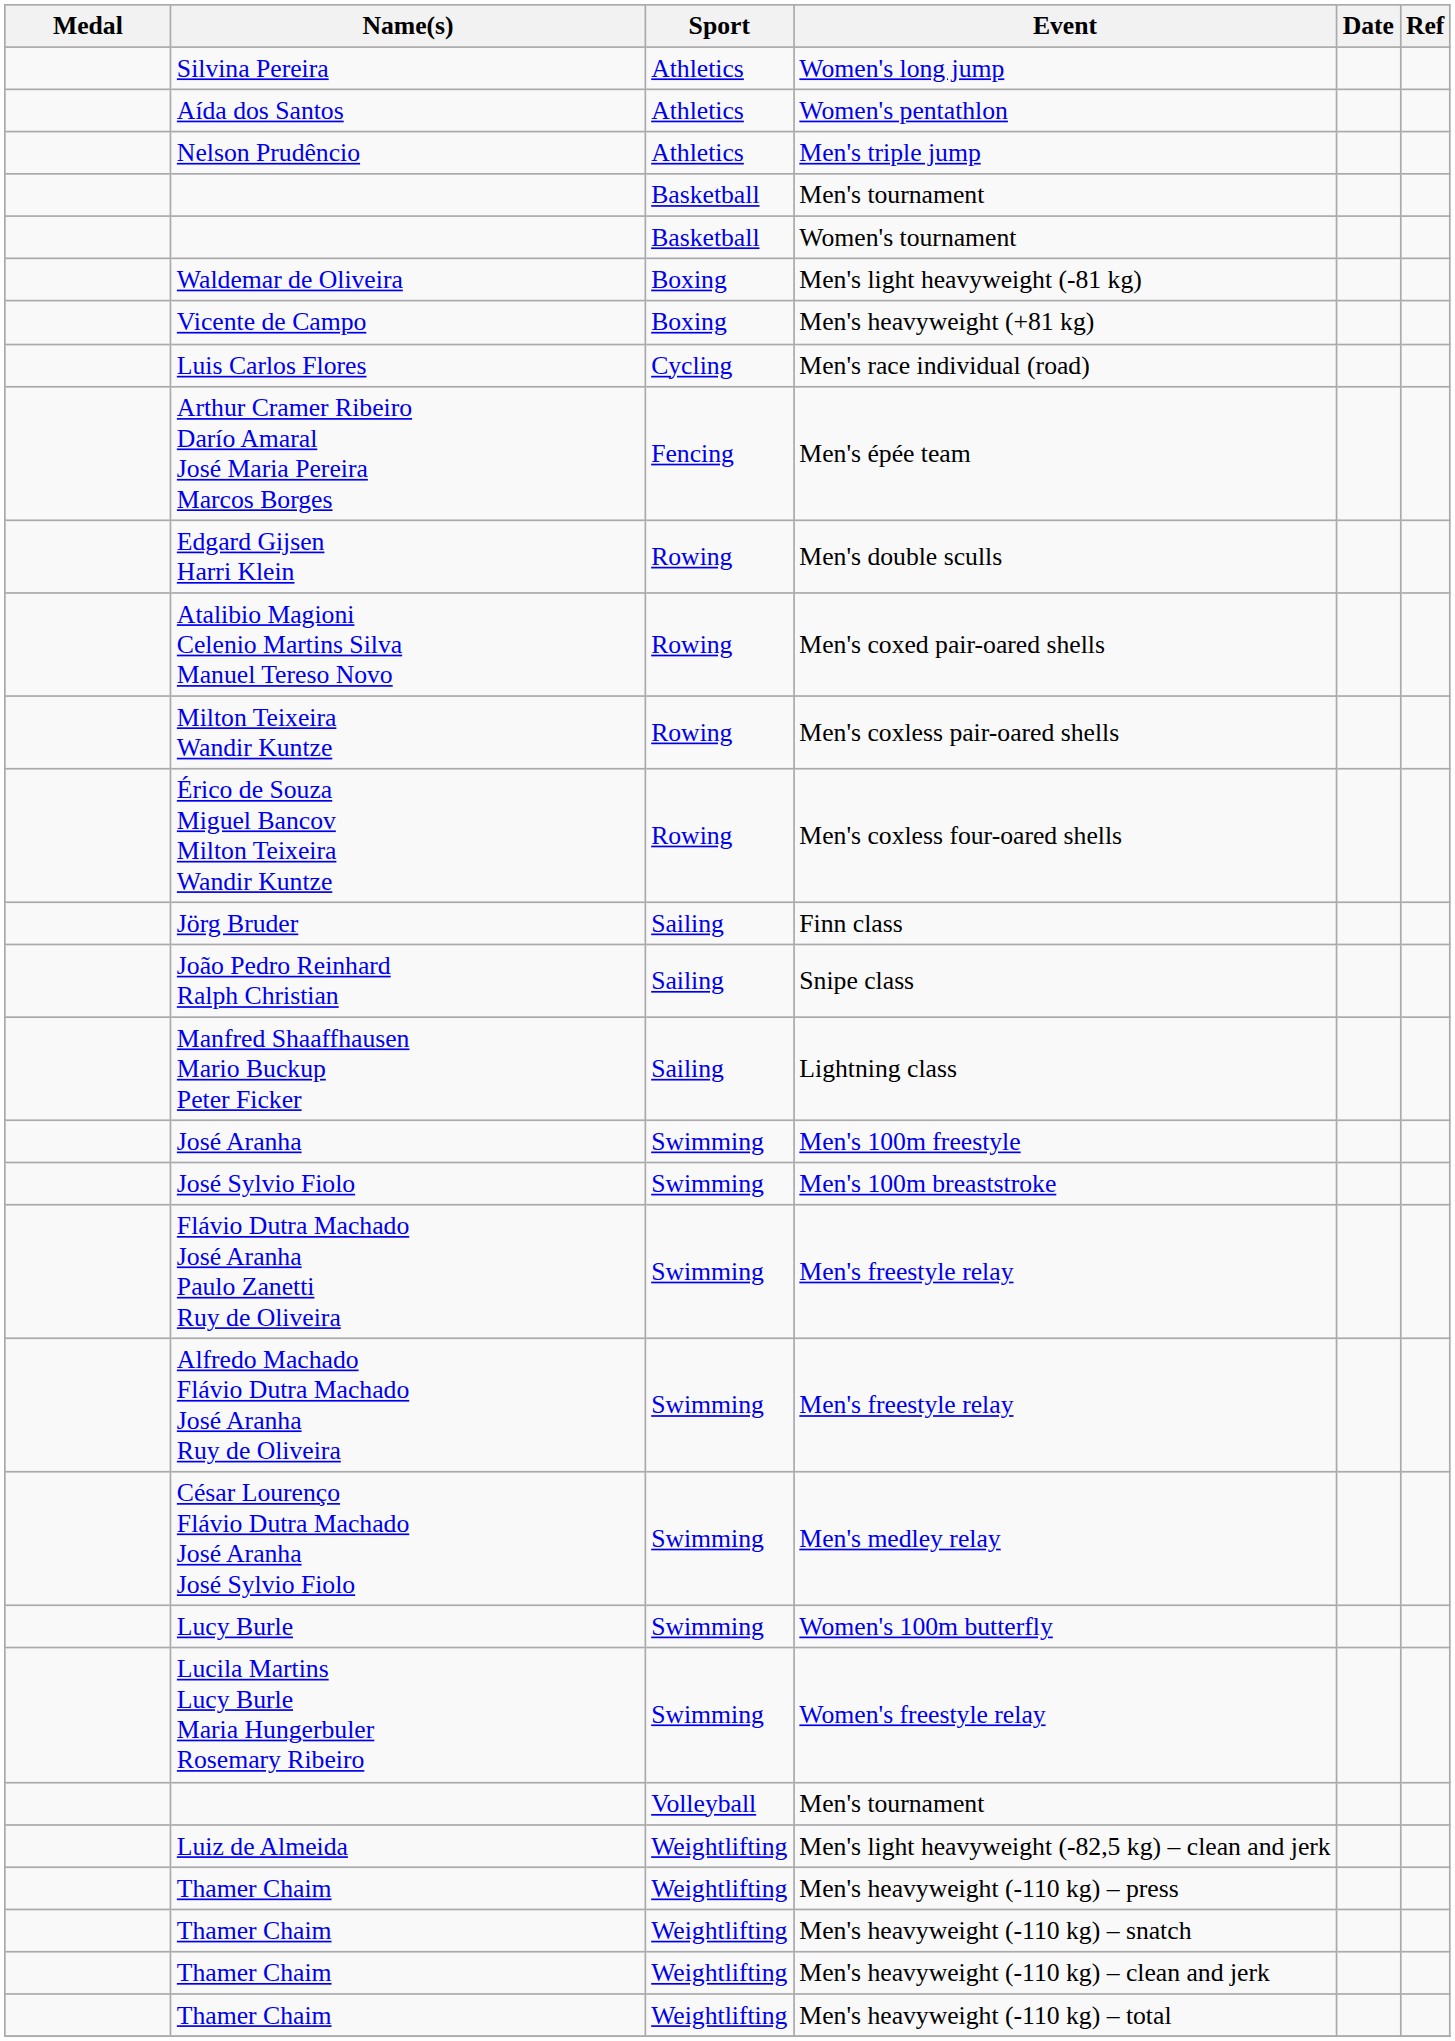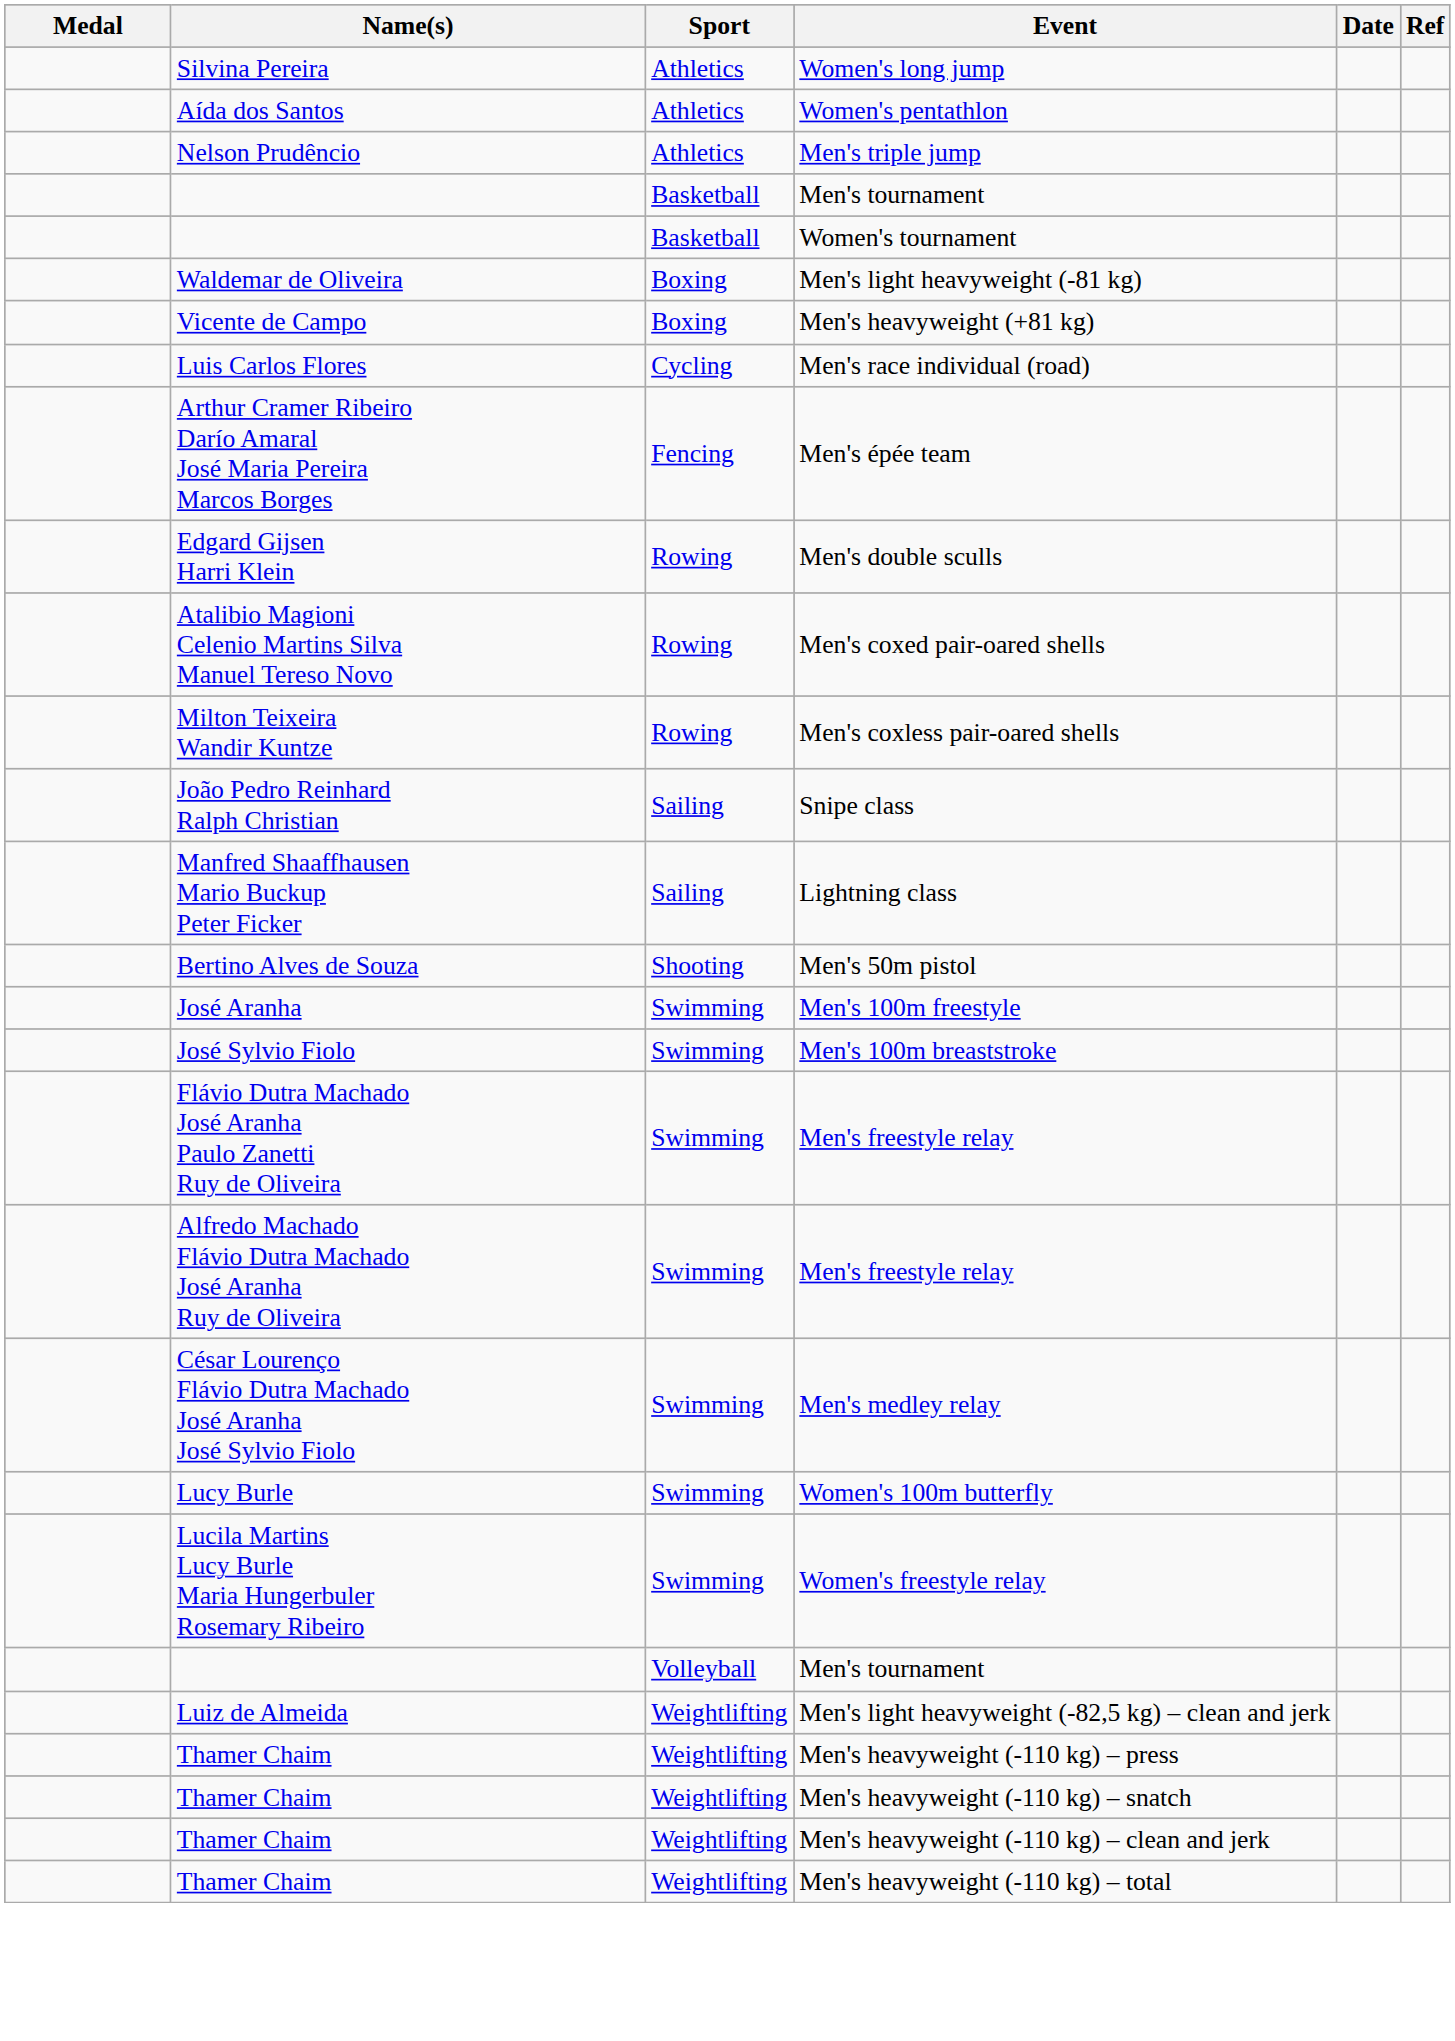- row: (257, 835)
- row: (238, 923)
+ row: (298, 965)
